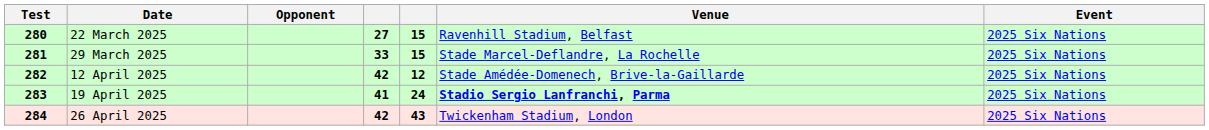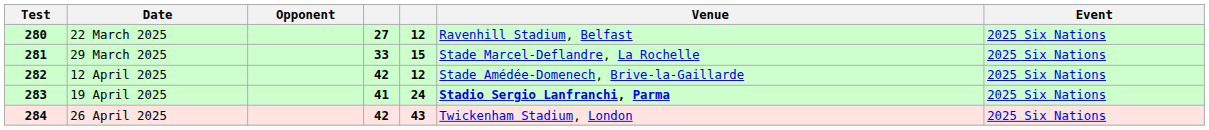(418, 35) 15 -> (418, 35) 12
